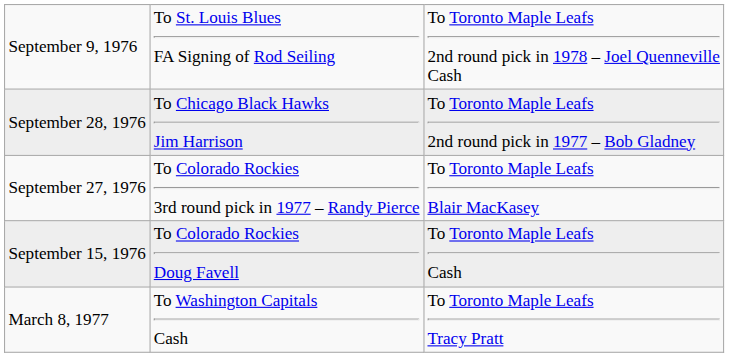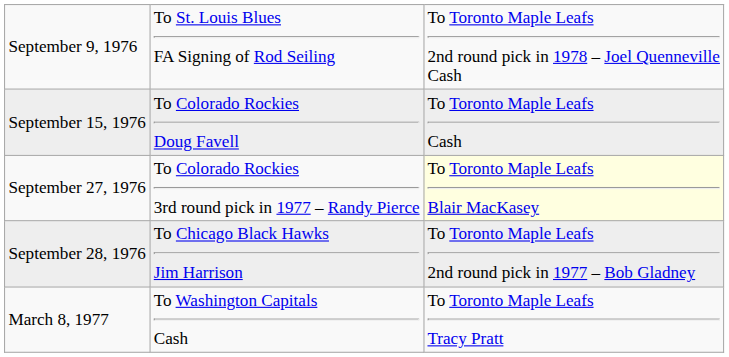rows swapped: (77, 253) <-> (77, 122)
(574, 187) no background -> (574, 187) lightyellow background
